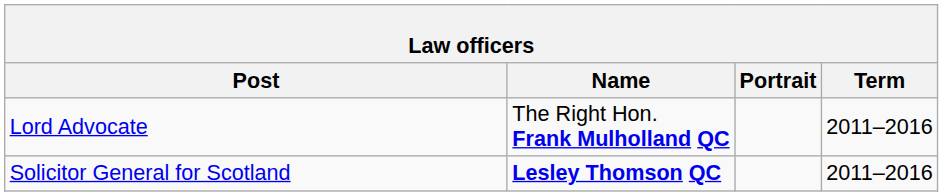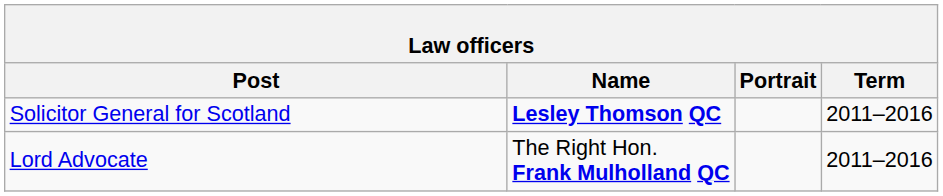rows swapped: (79, 126) <-> (150, 172)
